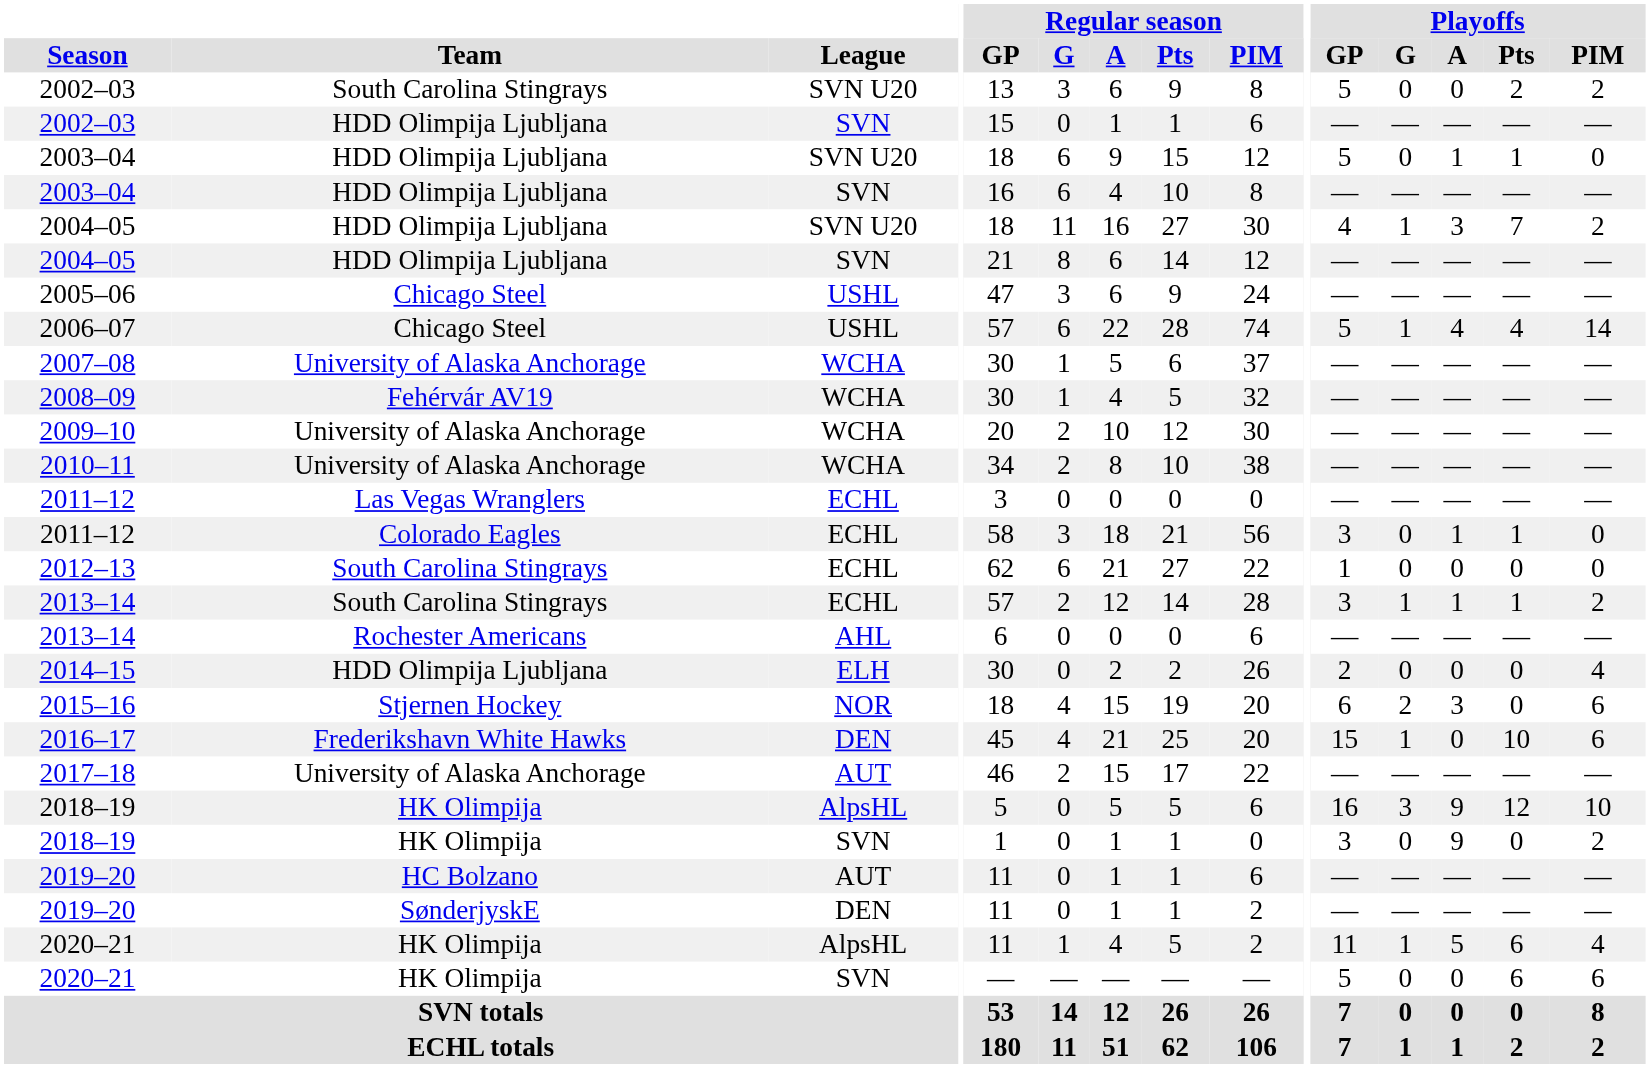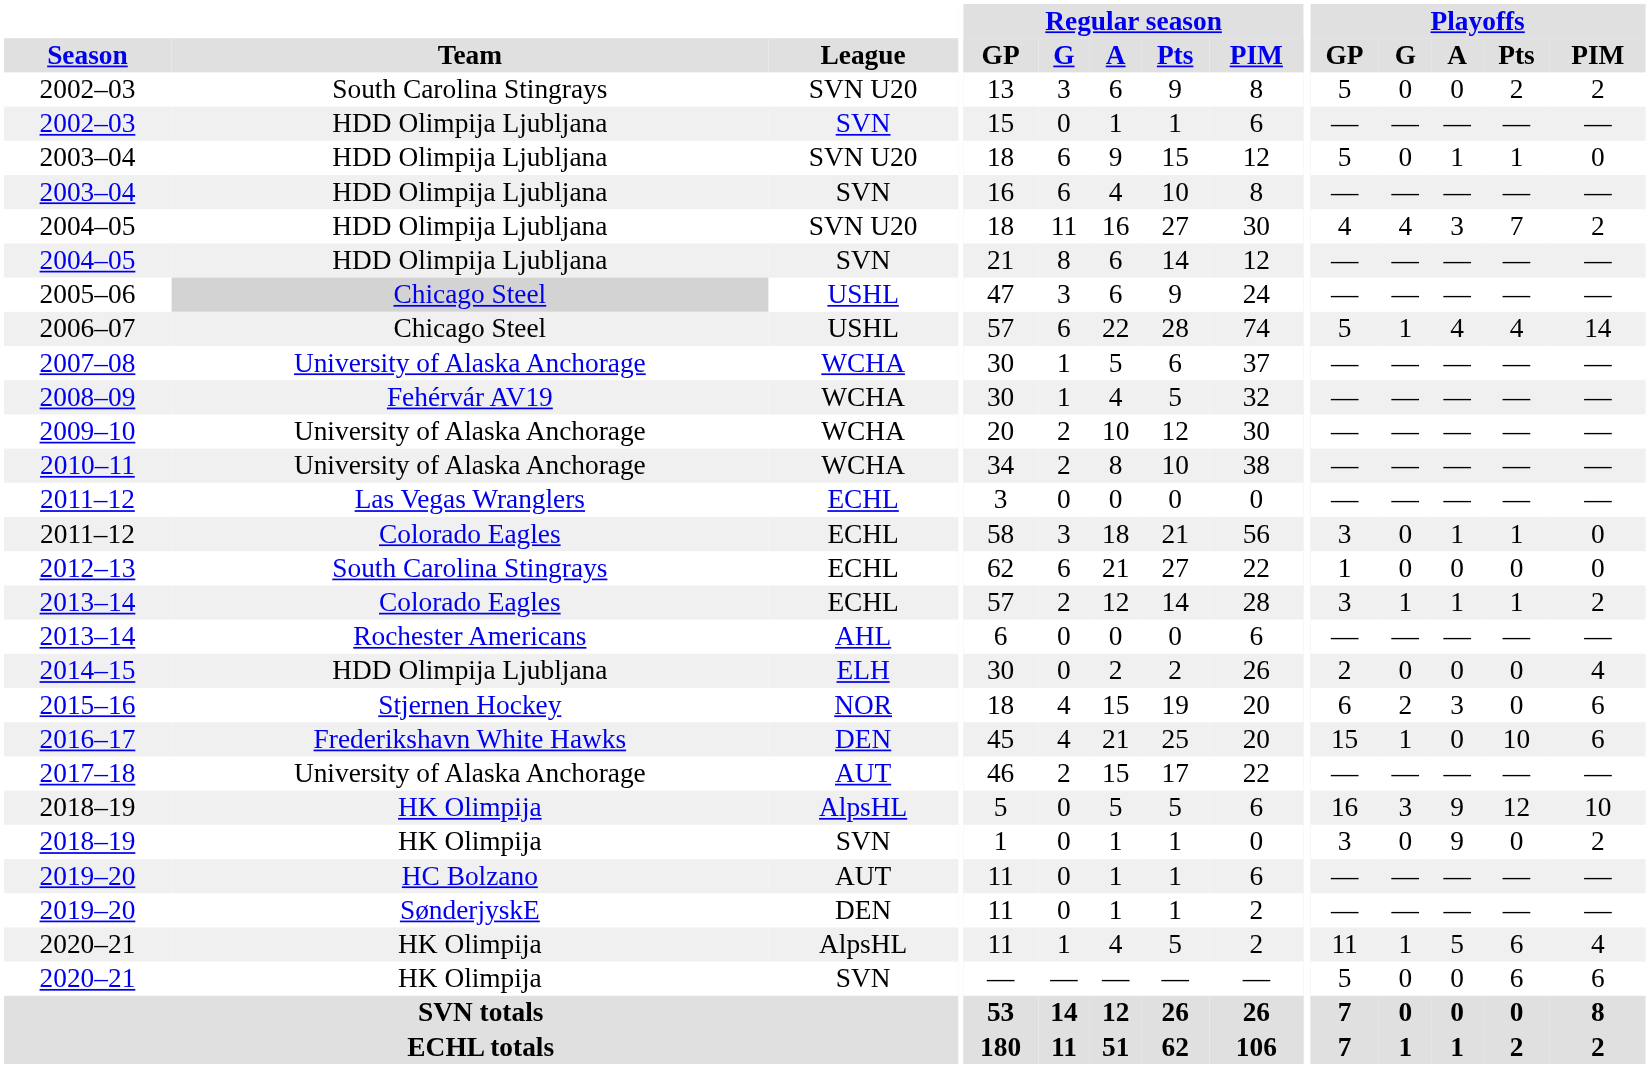(1405, 225) 1 -> (1405, 225) 4
(470, 294) no background -> (470, 294) lightgrey background
(470, 602) South Carolina Stingrays -> (470, 602) Colorado Eagles
